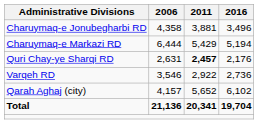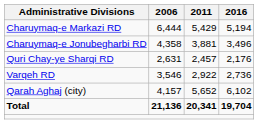rows swapped: (77, 28) <-> (64, 43)
(204, 59) bold -> (204, 59) normal
